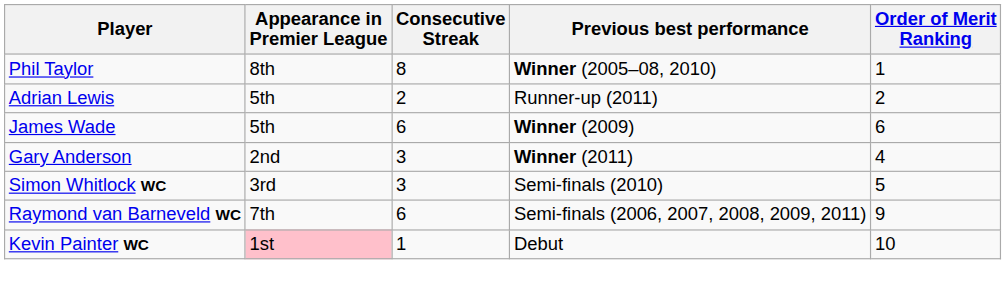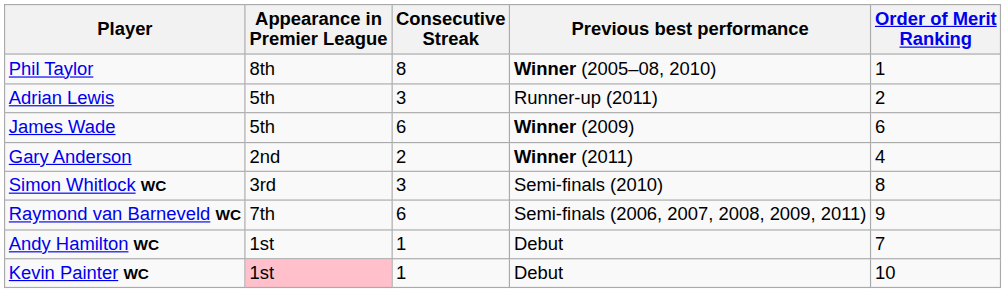(401, 98) 2 -> (401, 98) 3
(401, 156) 3 -> (401, 156) 2
(880, 185) 5 -> (880, 185) 8
+ row: (84, 244)
